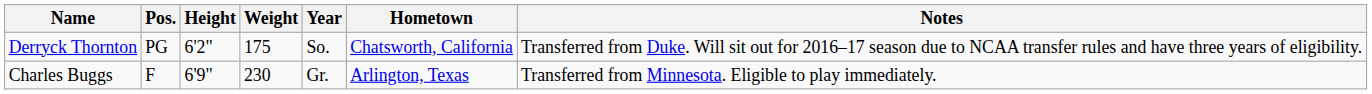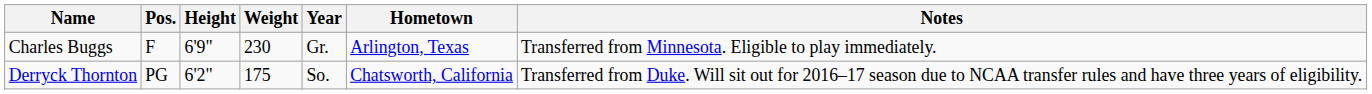rows swapped: (73, 46) <-> (61, 74)
